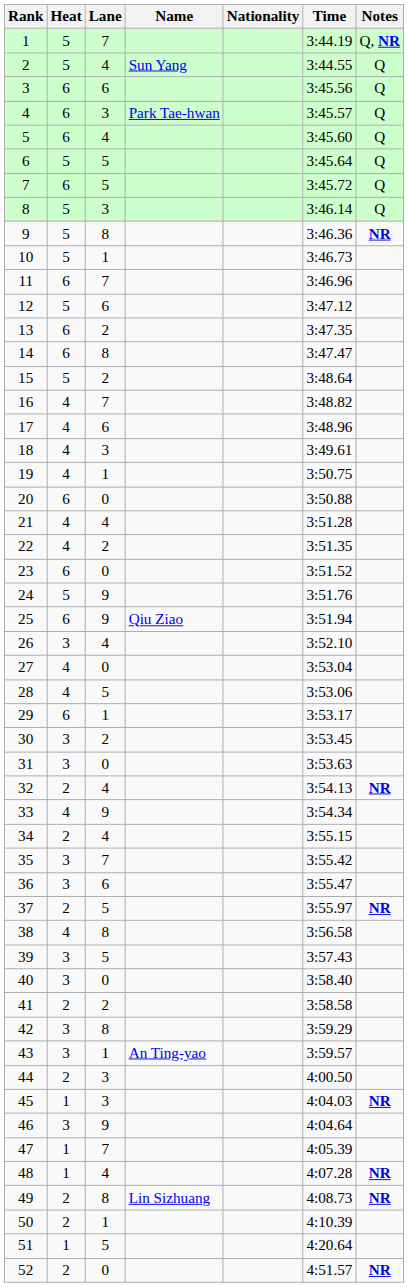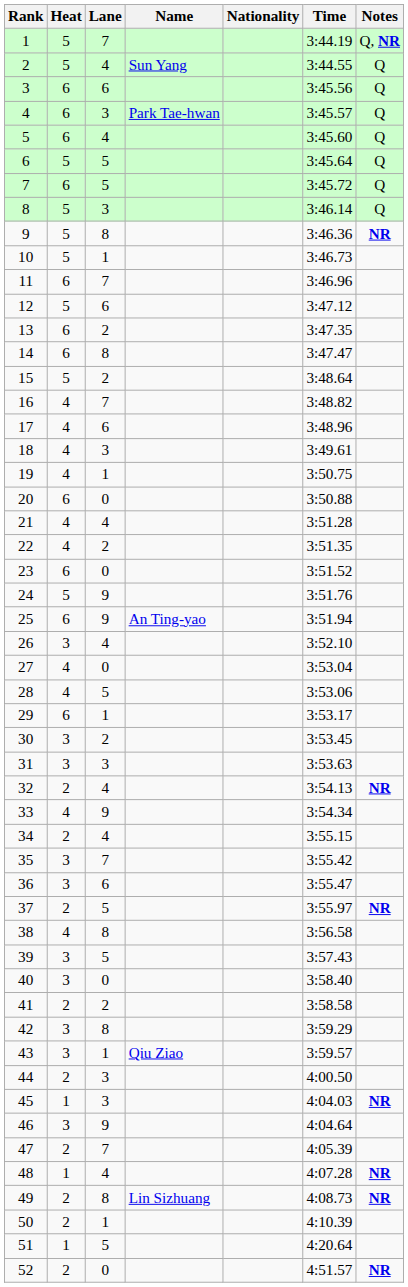(156, 619) Qiu Ziao -> (167, 619) An Ting-yao
(105, 763) 0 -> (105, 763) 3
(167, 1053) An Ting-yao -> (156, 1053) Qiu Ziao
(66, 1149) 1 -> (66, 1149) 2
